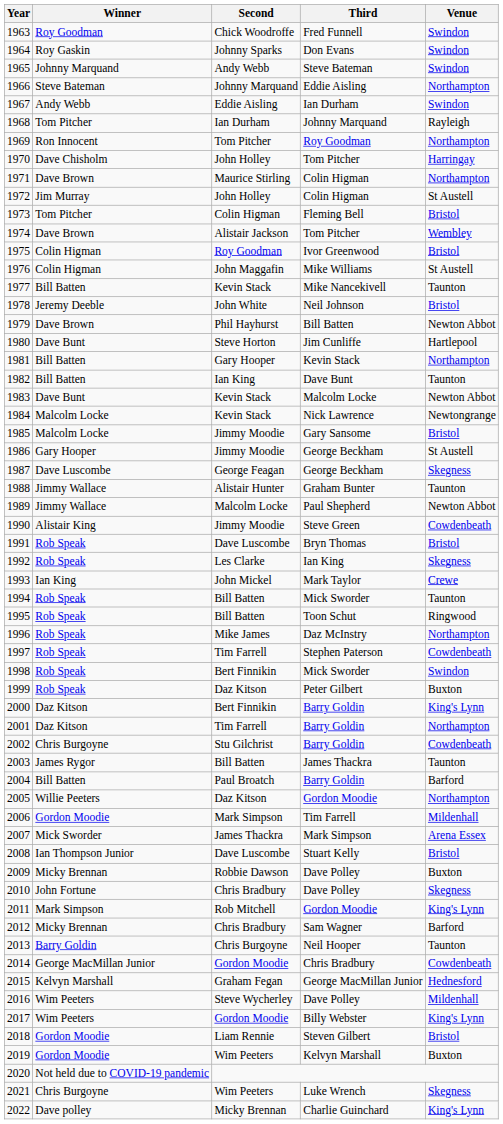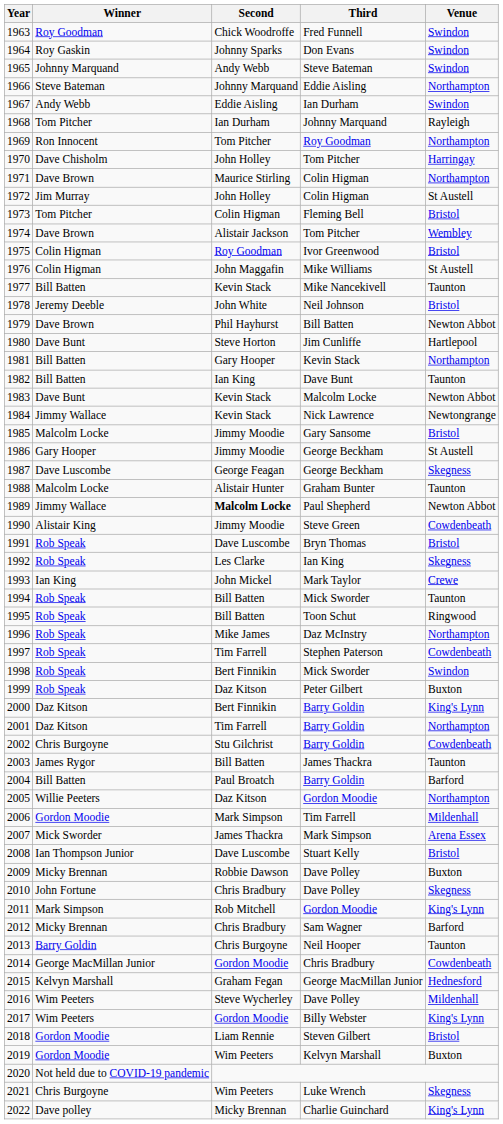(72, 415) Malcolm Locke -> (71, 415) Jimmy Wallace
(71, 488) Jimmy Wallace -> (72, 488) Malcolm Locke
(251, 506) normal -> (253, 506) bold
